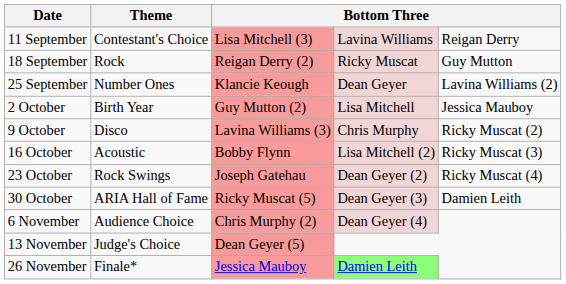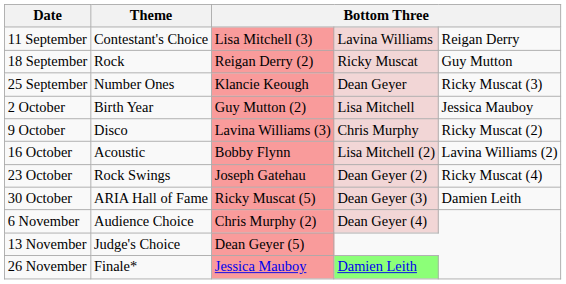(500, 84) Lavina Williams (2) -> (492, 84) Ricky Muscat (3)
(492, 152) Ricky Muscat (3) -> (500, 152) Lavina Williams (2)
